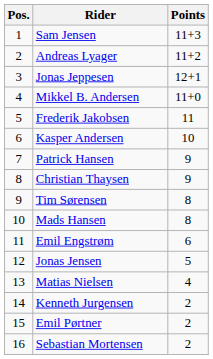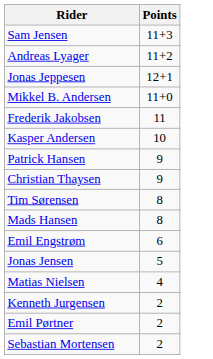- column: (19, 14)
